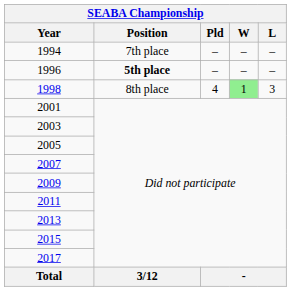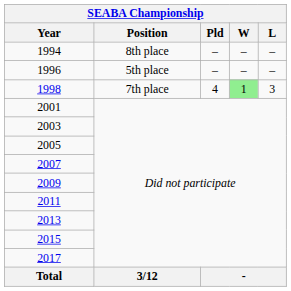(147, 51) 7th place -> (147, 51) 8th place
(147, 70) bold -> (147, 70) normal
(147, 88) 8th place -> (147, 88) 7th place
